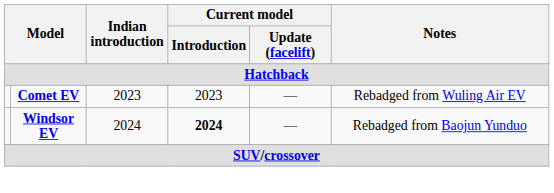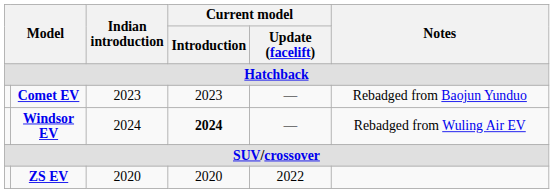(440, 96) Rebadged from Wuling Air EV -> (440, 96) Rebadged from Baojun Yunduo
(440, 125) Rebadged from Baojun Yunduo -> (440, 125) Rebadged from Wuling Air EV
+ row: (49, 177)
